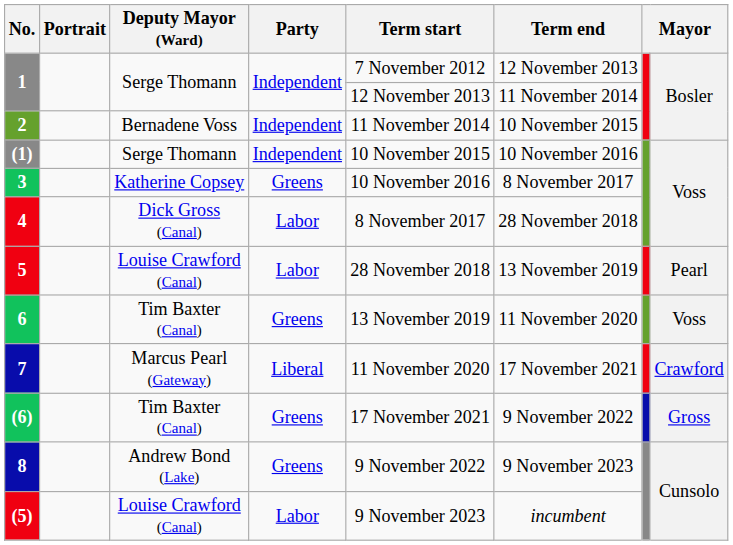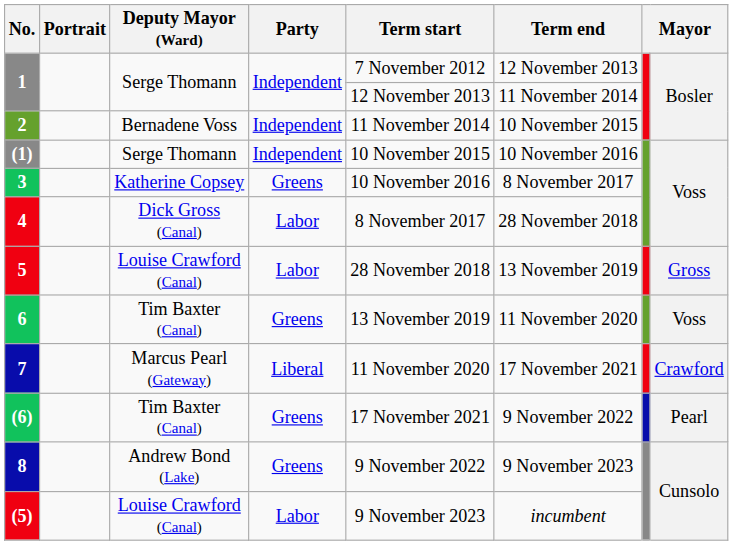(689, 270) Pearl -> (689, 270) Gross
(689, 417) Gross -> (689, 417) Pearl
